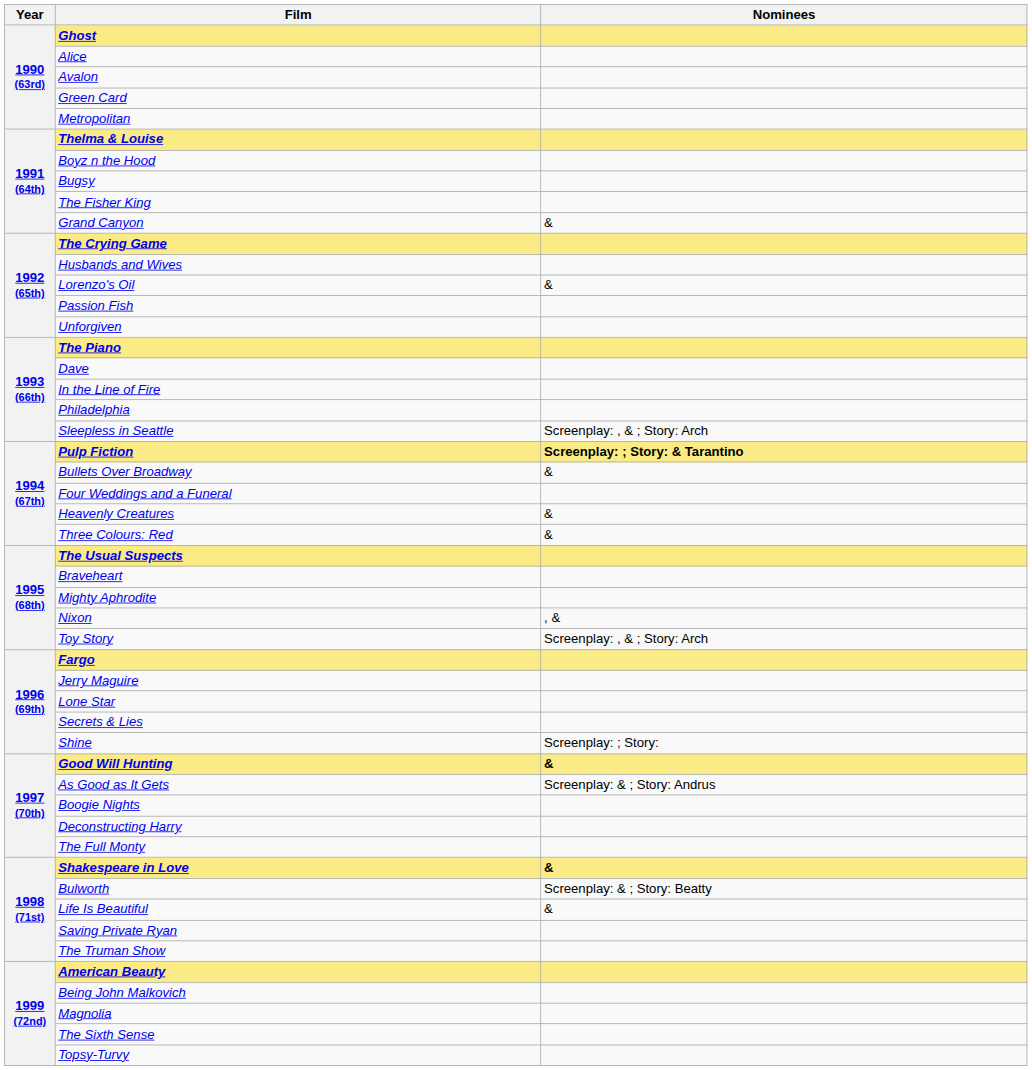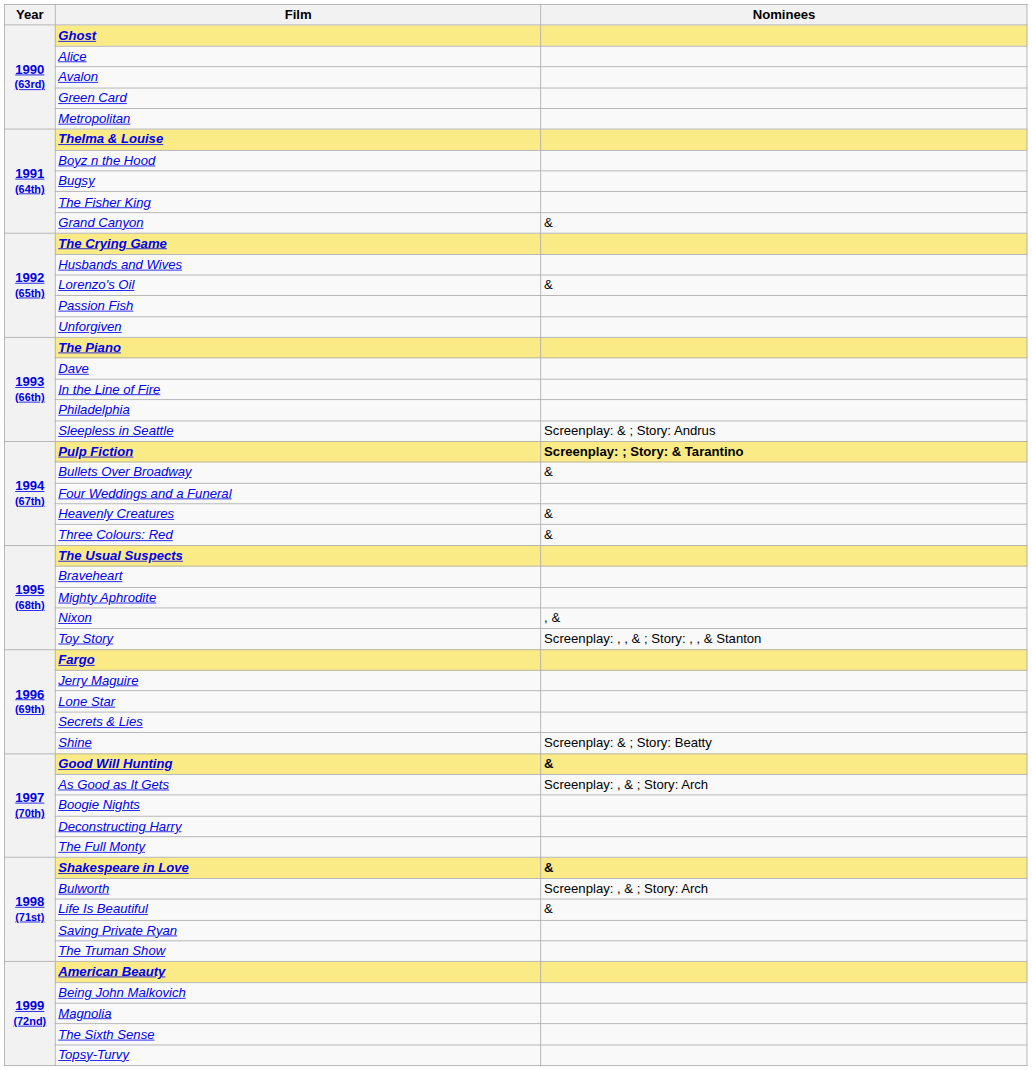(626, 431) Screenplay: , & ; Story: Arch -> (630, 431) Screenplay: & ; Story: Andrus
(626, 639) Screenplay: , & ; Story: Arch -> (653, 639) Screenplay: , , & ; Story: , , & Stanton
(601, 743) Screenplay: ; Story: -> (628, 743) Screenplay: & ; Story: Beatty
(630, 784) Screenplay: & ; Story: Andrus -> (626, 784) Screenplay: , & ; Story: Arch
(628, 888) Screenplay: & ; Story: Beatty -> (626, 888) Screenplay: , & ; Story: Arch
